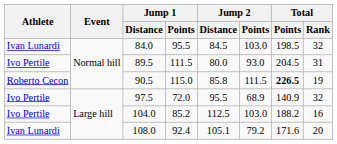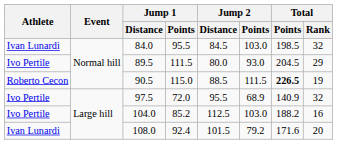(318, 63) 31 -> (318, 63) 29
(218, 80) 85.8 -> (218, 80) 88.5
(218, 131) 105.1 -> (218, 131) 101.5
